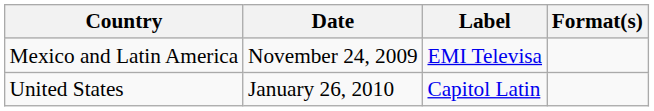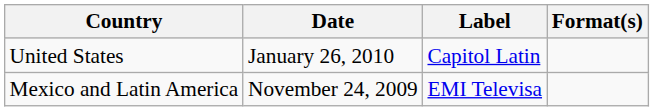rows swapped: (124, 55) <-> (67, 88)
